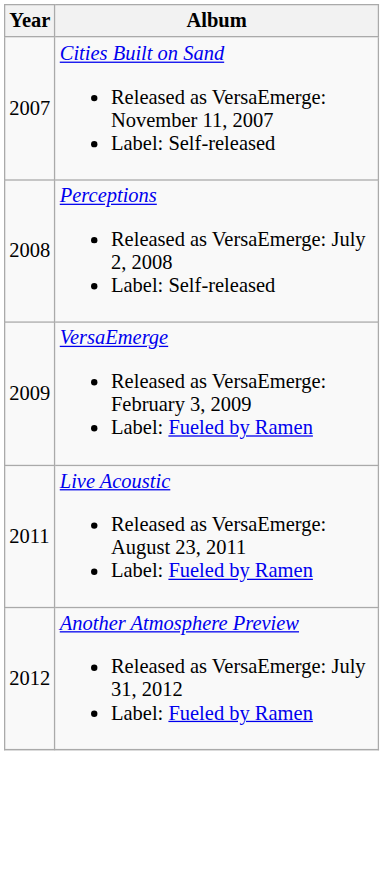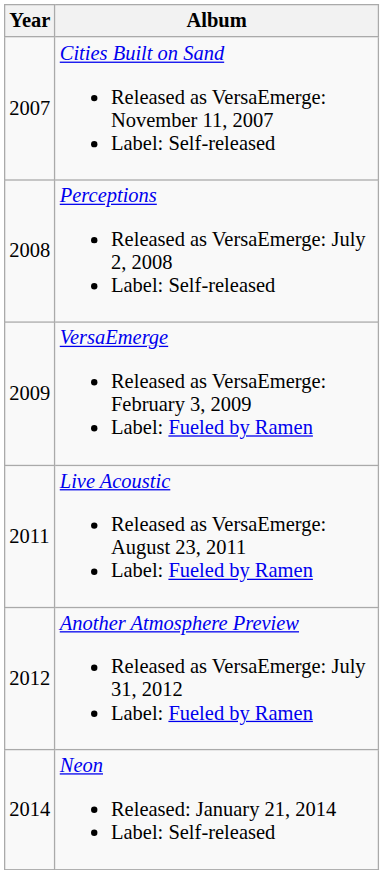+ row: (217, 799)
